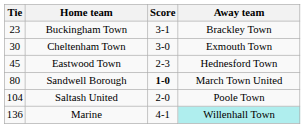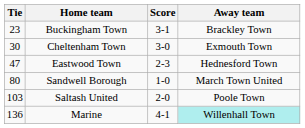(15, 64) 45 -> (15, 64) 47
(163, 81) bold -> (163, 81) normal
(15, 98) 104 -> (15, 98) 103
